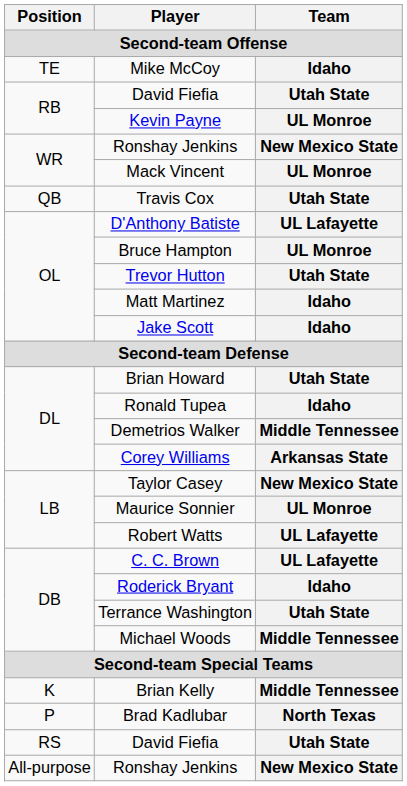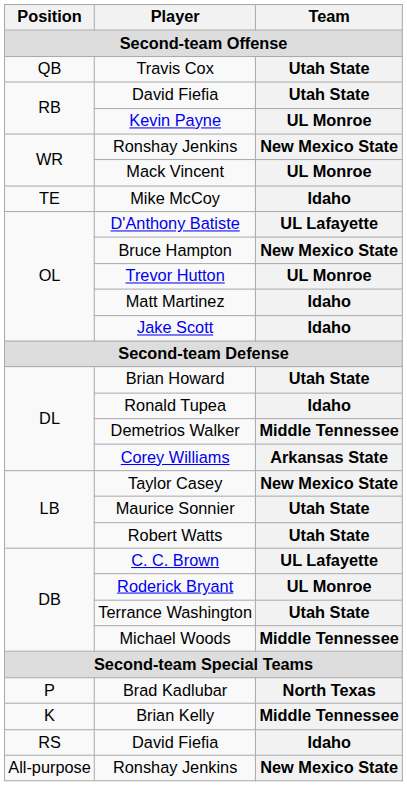rows swapped: (50, 198) <-> (50, 69)
(329, 250) UL Monroe -> (329, 250) New Mexico State
(329, 276) Utah State -> (329, 276) UL Monroe
(329, 509) UL Monroe -> (329, 509) Utah State
(329, 535) UL Lafayette -> (329, 535) Utah State
(329, 586) Idaho -> (329, 586) UL Monroe
rows swapped: (50, 690) <-> (50, 716)
(329, 742) Utah State -> (329, 742) Idaho
